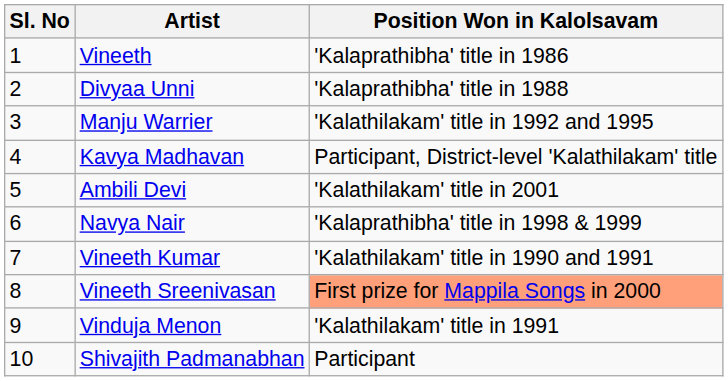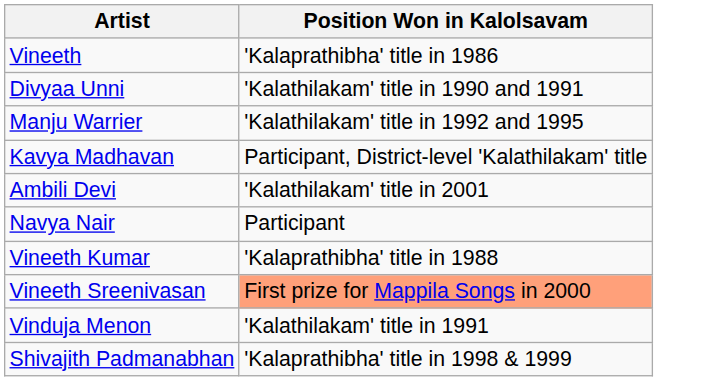- column: (40, 21)
(441, 88) 'Kalaprathibha' title in 1988 -> (414, 88) 'Kalathilakam' title in 1990 and 1991
(478, 223) 'Kalaprathibha' title in 1998 & 1999 -> (294, 223) Participant
(484, 257) 'Kalathilakam' title in 1990 and 1991 -> (371, 257) 'Kalaprathibha' title in 1988
(365, 358) Participant -> (408, 358) 'Kalaprathibha' title in 1998 & 1999
